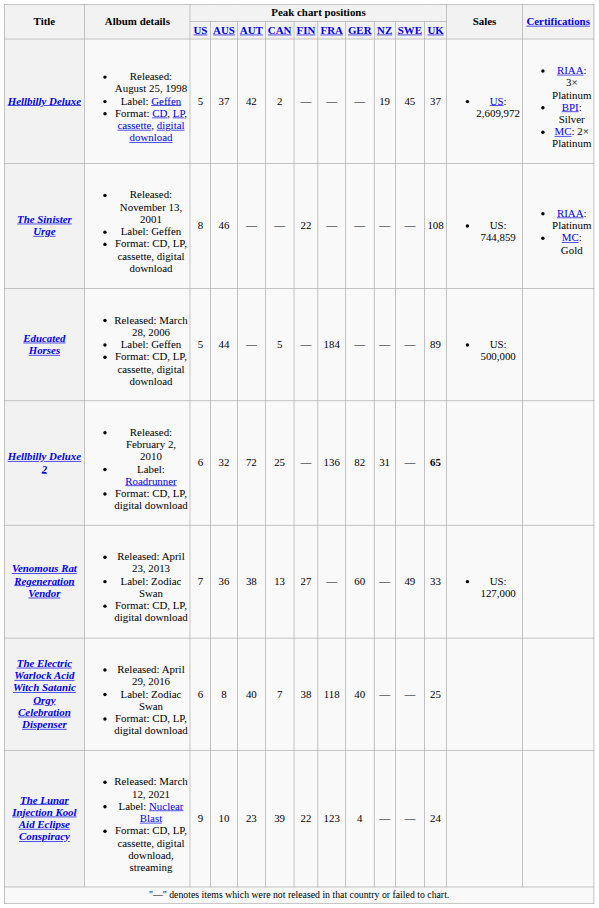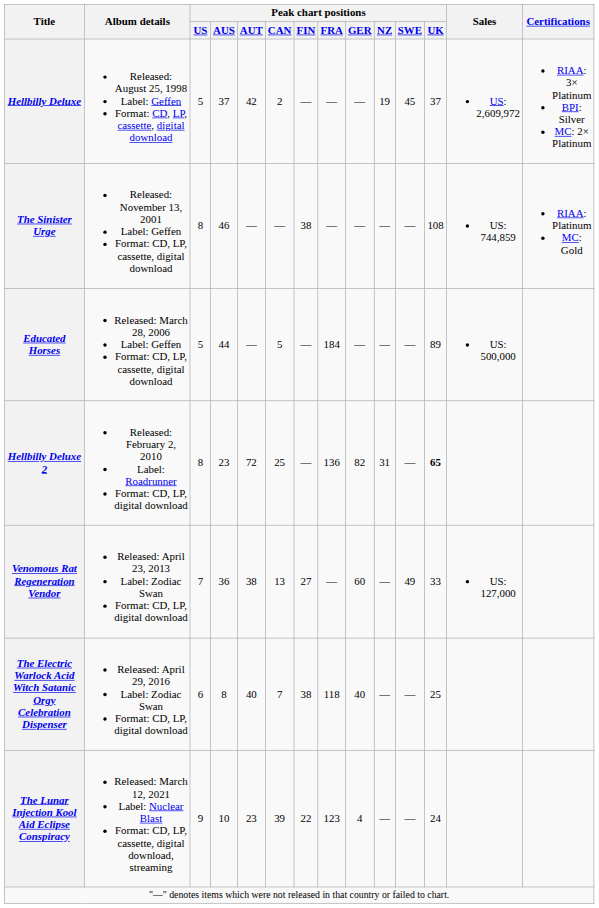(306, 226) 22 -> (306, 226) 38
(200, 463) 6 -> (200, 463) 8
(224, 463) 32 -> (224, 463) 23
